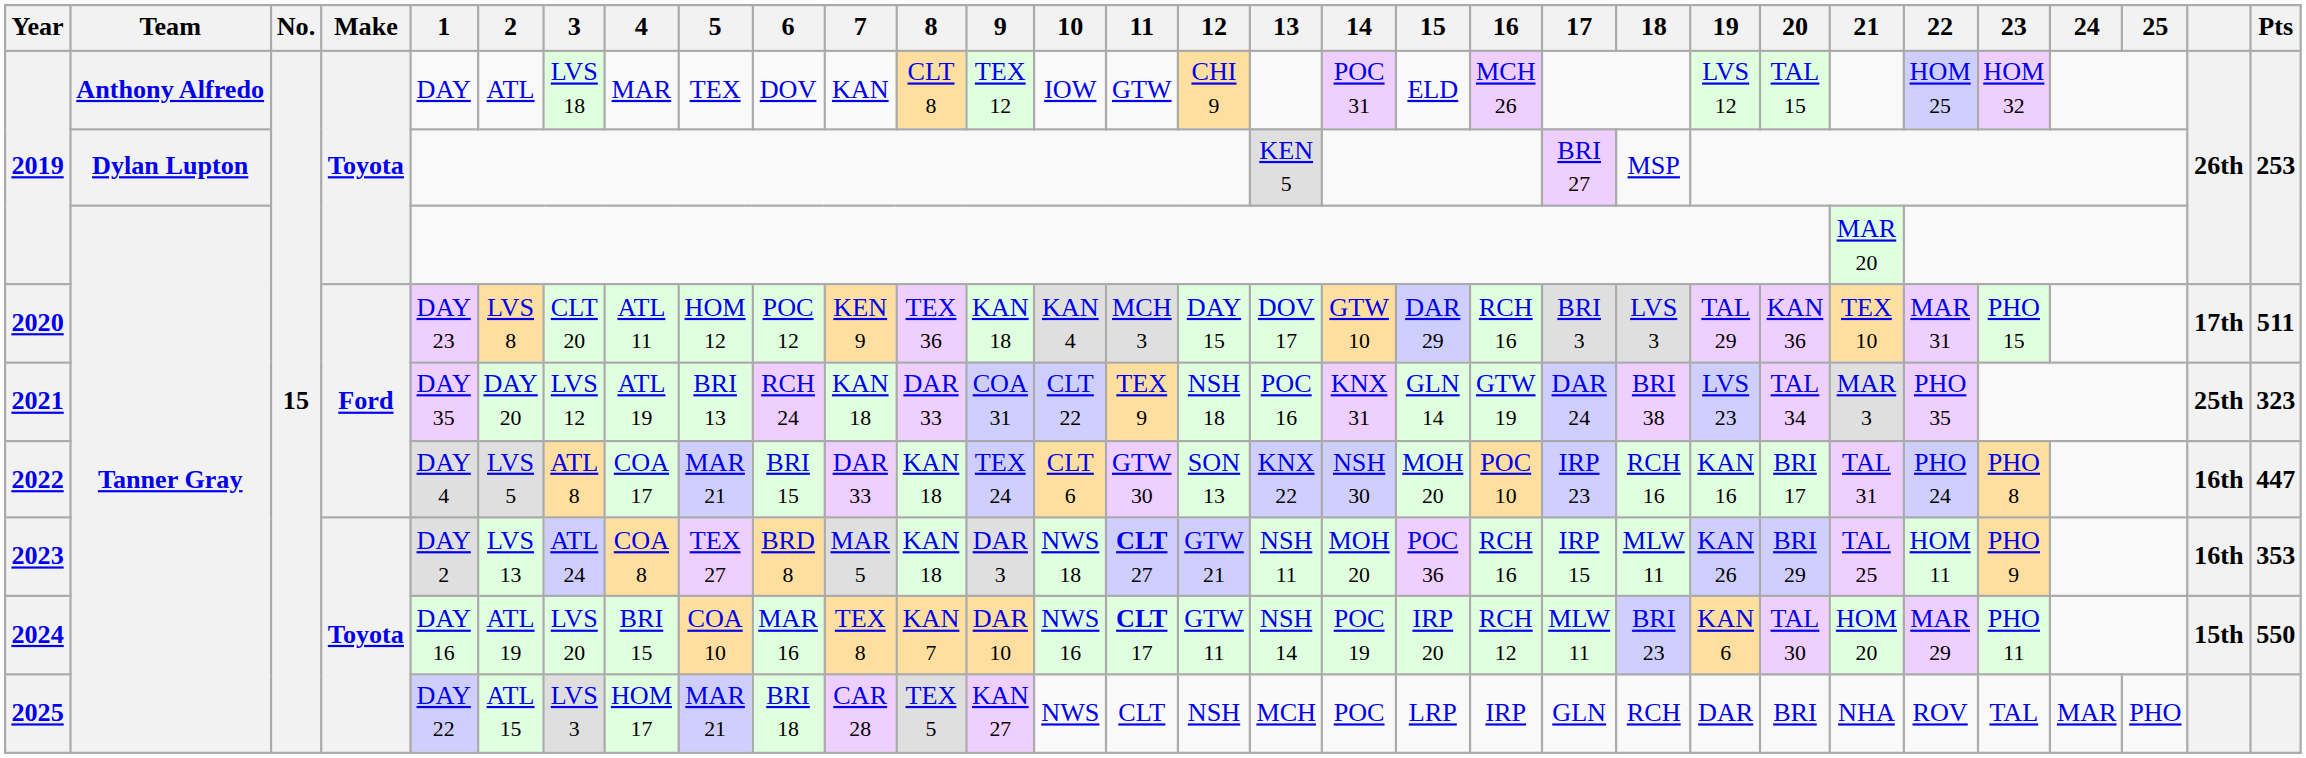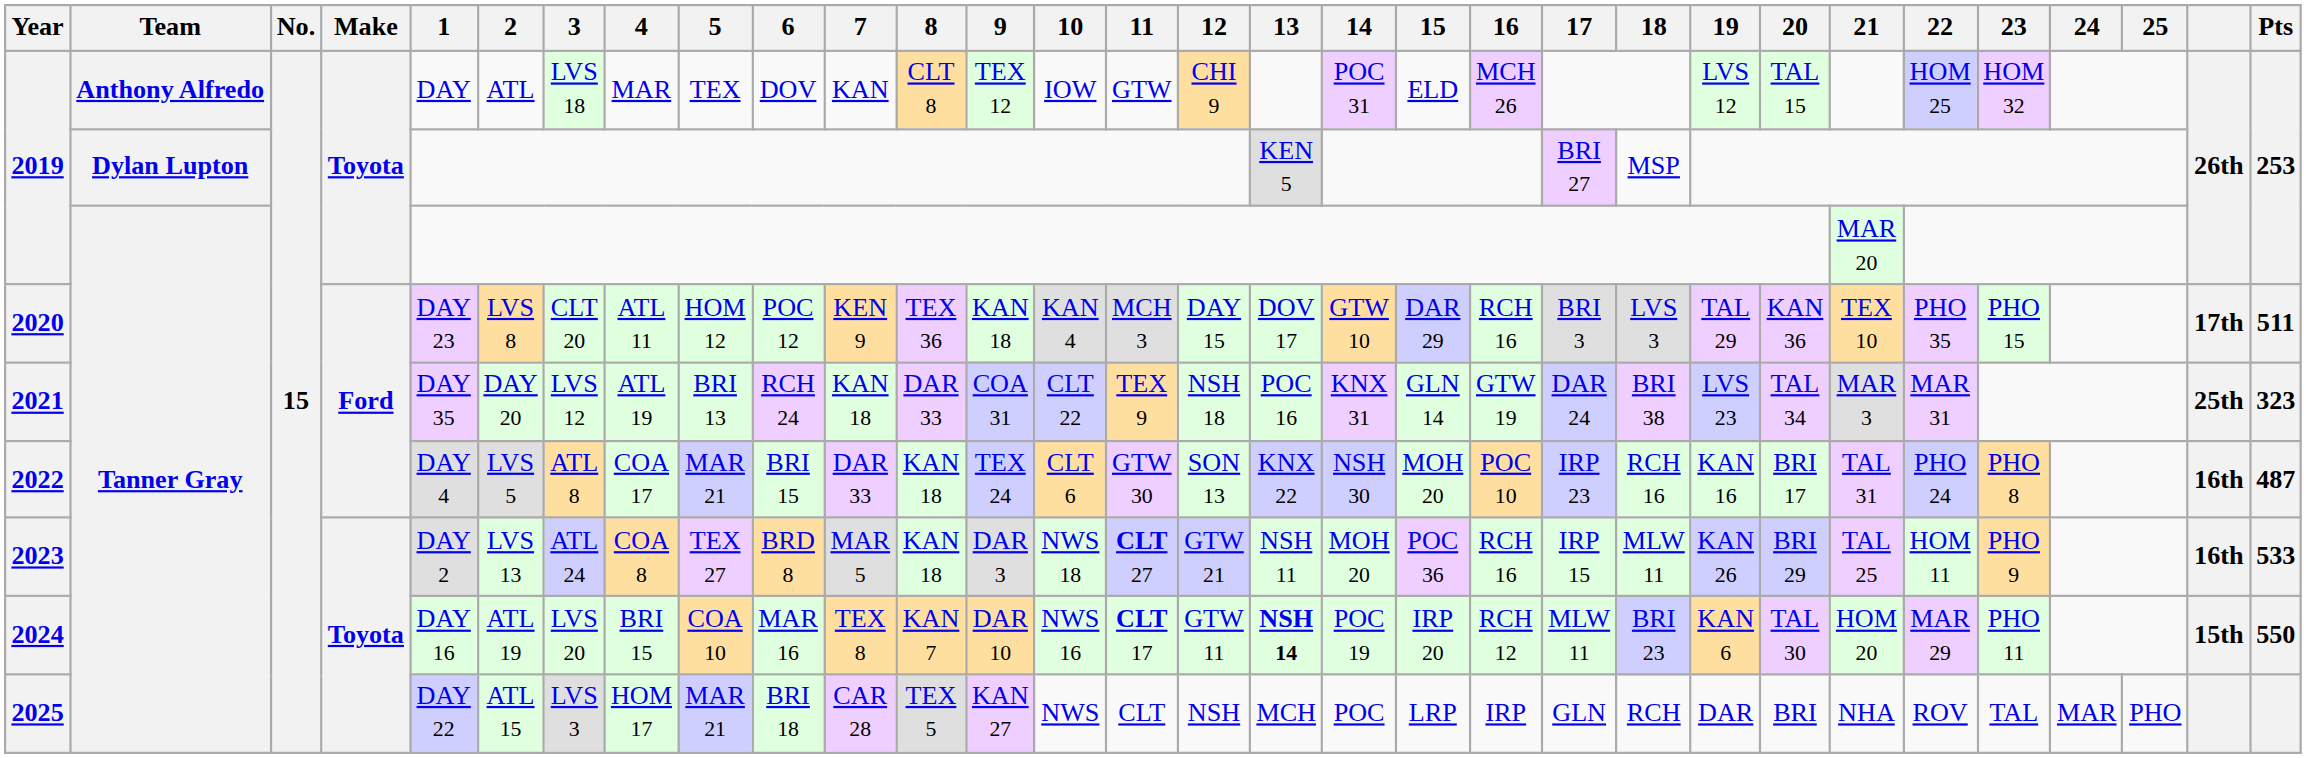(1940, 321) MAR 31 -> (1940, 321) PHO 35
(1940, 399) PHO 35 -> (1940, 399) MAR 31
(2276, 478) 447 -> (2276, 478) 487
(2276, 556) 353 -> (2276, 556) 533
(1286, 633) normal -> (1286, 634) bold
